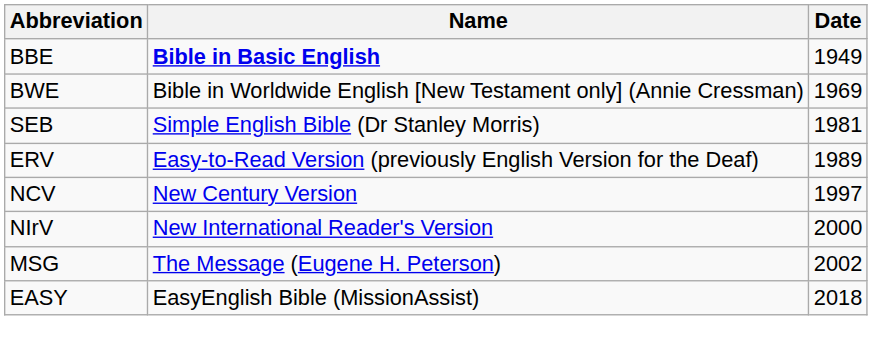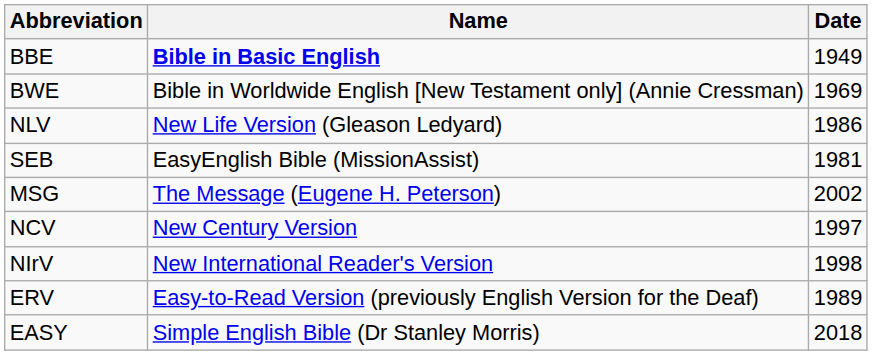+ row: (30, 125)
(346, 125) Simple English Bible (Dr Stanley Morris) -> (316, 159) EasyEnglish Bible (MissionAssist)
rows swapped: (32, 159) <-> (34, 263)
(838, 228) 2000 -> (838, 263) 1998
(316, 297) EasyEnglish Bible (MissionAssist) -> (346, 332) Simple English Bible (Dr Stanley Morris)
